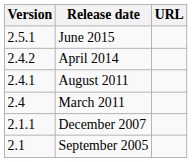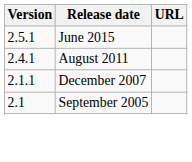- row: (89, 59)
- row: (92, 102)
